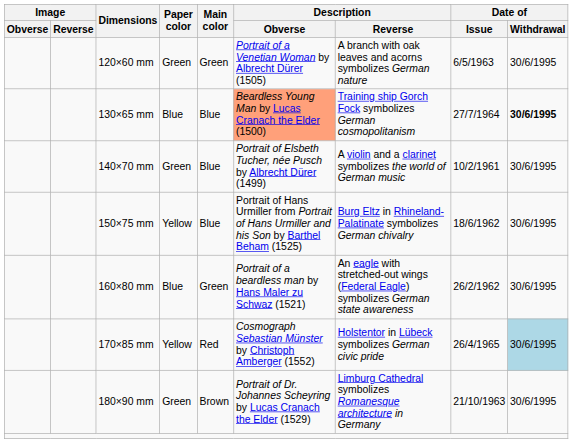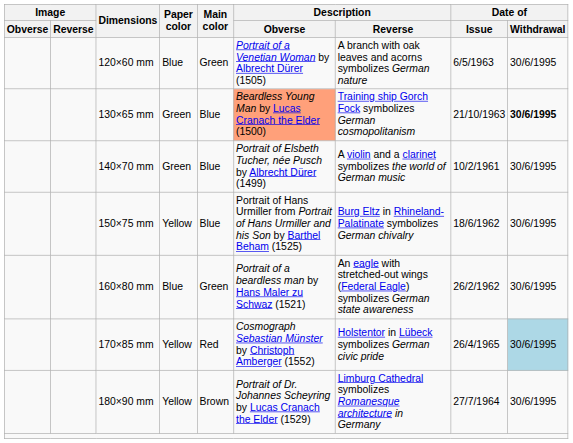(177, 63) Green -> (173, 63) Blue
(173, 114) Blue -> (177, 114) Green
(476, 114) 27/7/1964 -> (479, 114) 21/10/1963
(177, 402) Green -> (177, 402) Yellow
(479, 402) 21/10/1963 -> (476, 402) 27/7/1964
